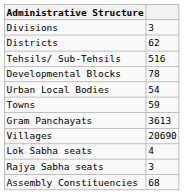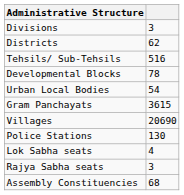- row: (21, 105)
(160, 120) 3613 -> (160, 105) 3615
+ row: (49, 136)
